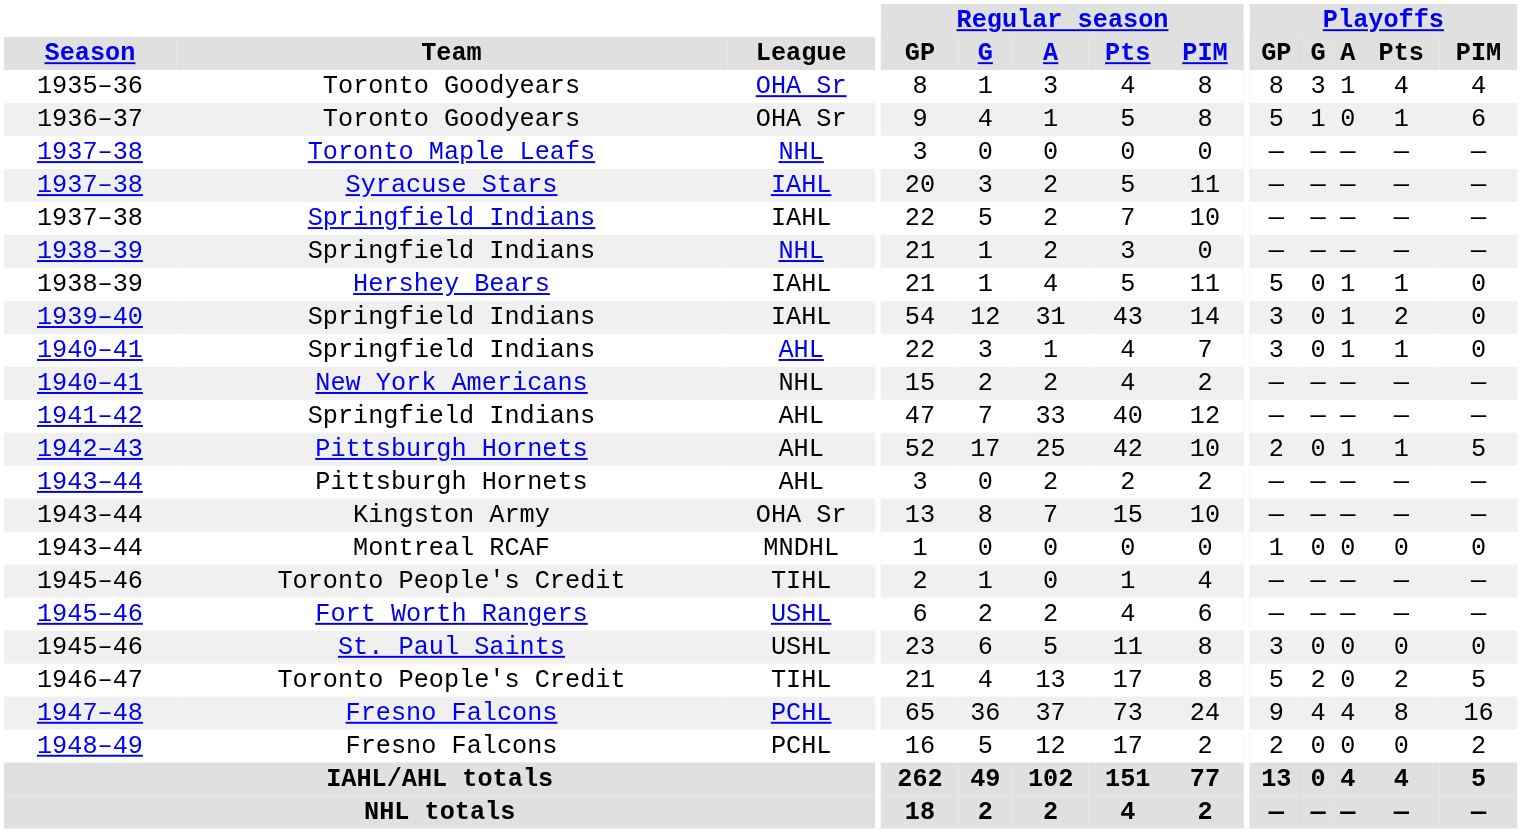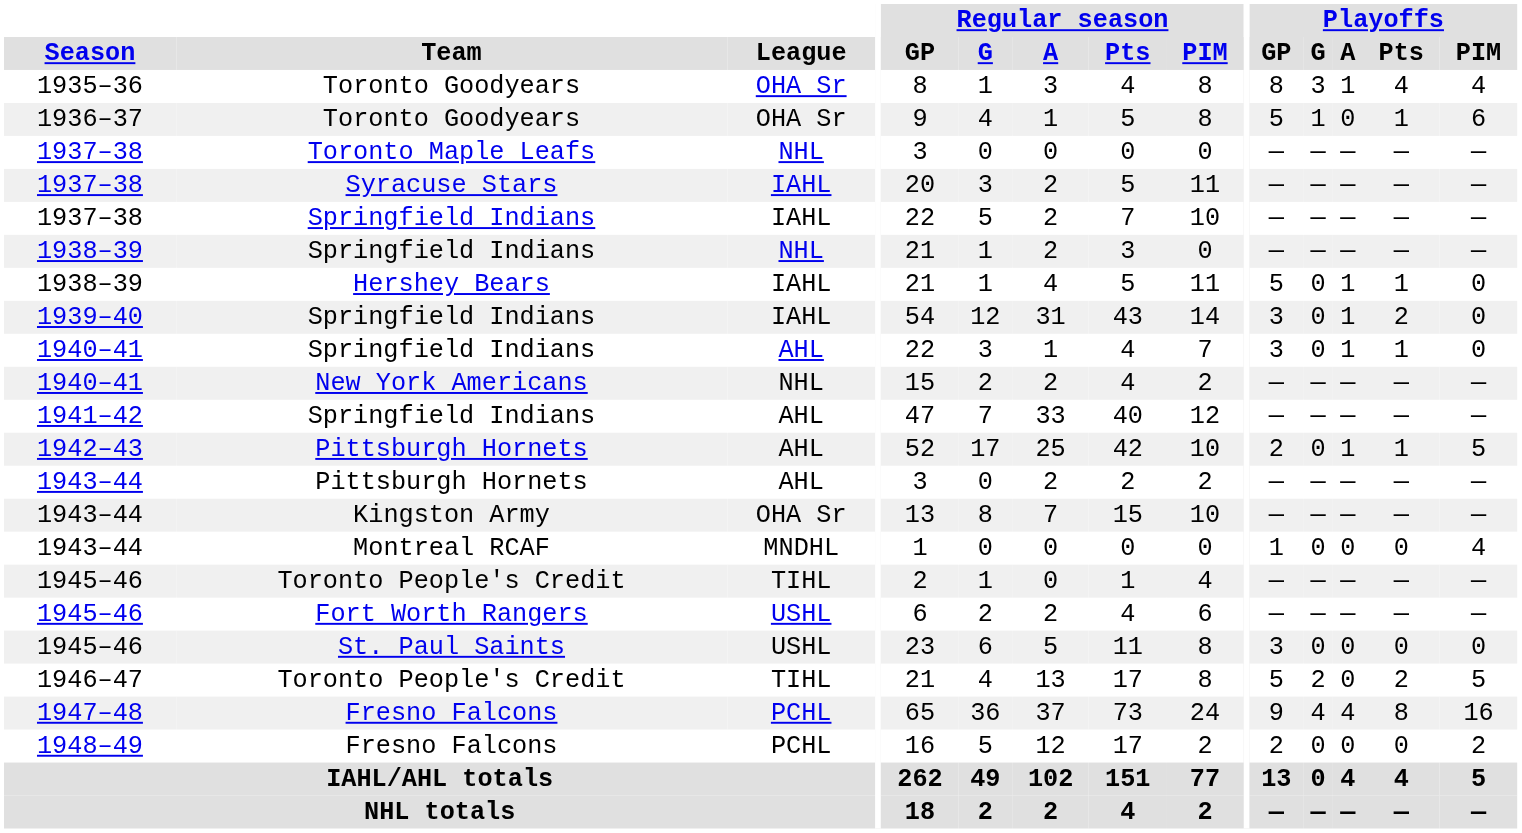(1479, 548) 0 -> (1479, 548) 4
